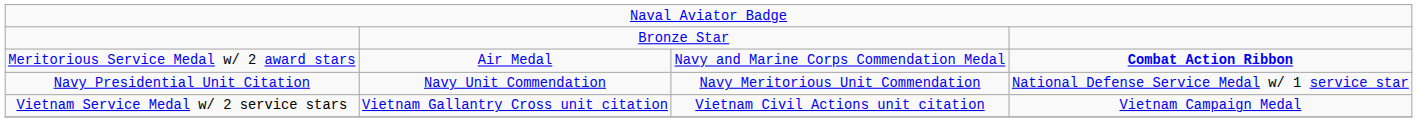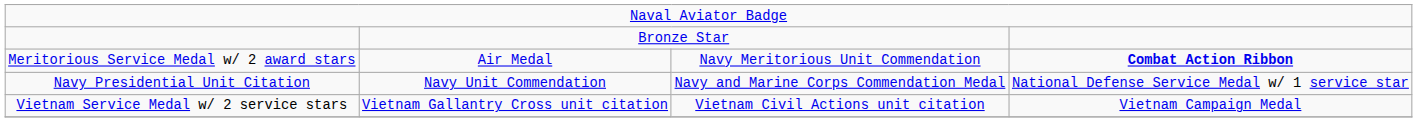(840, 61) Navy and Marine Corps Commendation Medal -> (840, 61) Navy Meritorious Unit Commendation
(840, 83) Navy Meritorious Unit Commendation -> (840, 83) Navy and Marine Corps Commendation Medal
